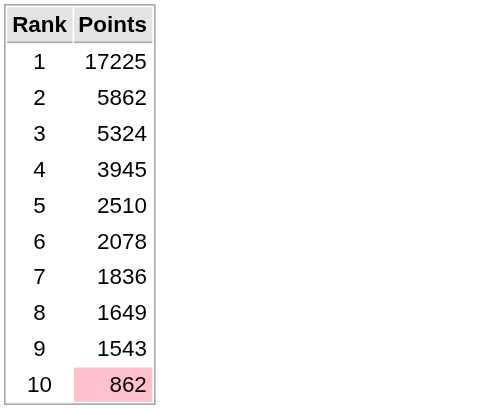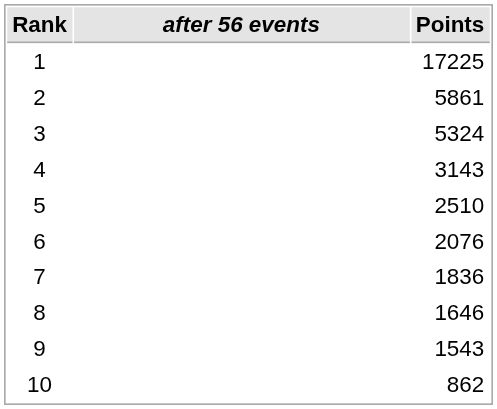+ column: (241, 24)
(122, 98) 5862 -> (459, 98) 5861
(122, 169) 3945 -> (459, 169) 3143
(122, 241) 2078 -> (459, 241) 2076
(122, 313) 1649 -> (459, 313) 1646
(128, 385) pink background -> (466, 385) no background
